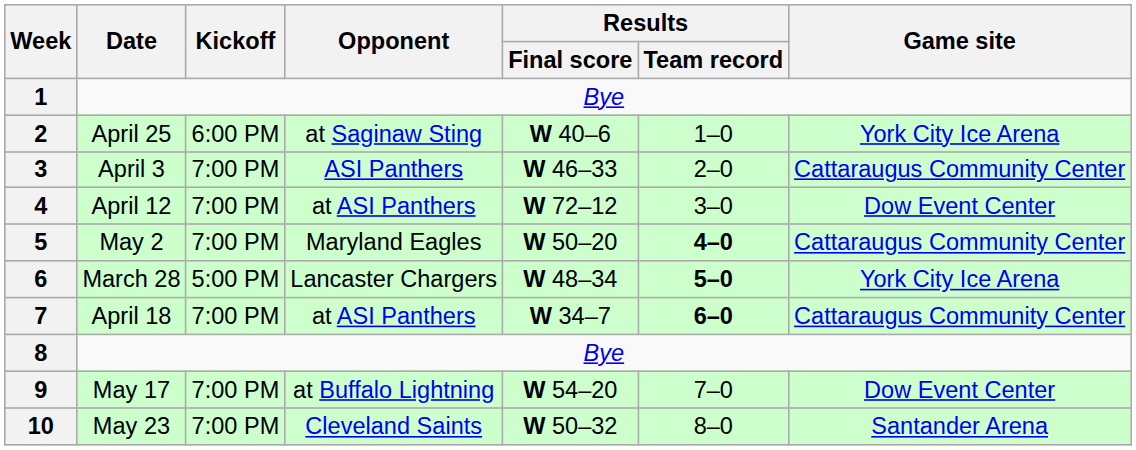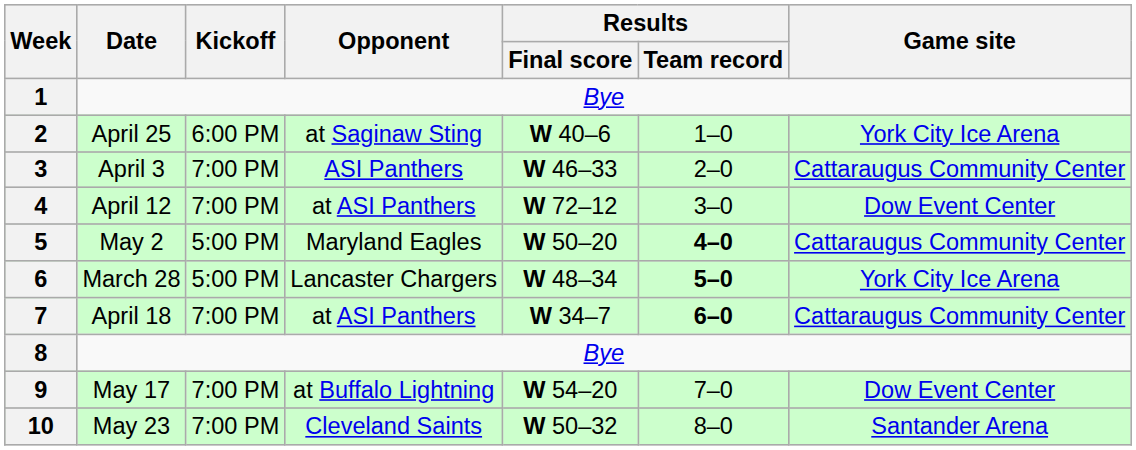(235, 242) 7:00 PM -> (235, 242) 5:00 PM
